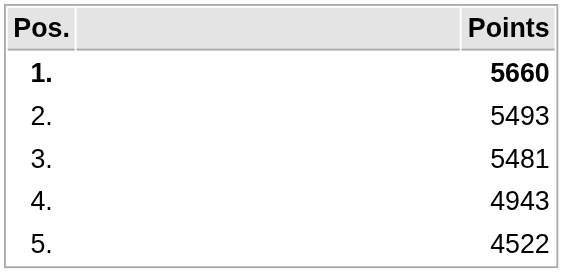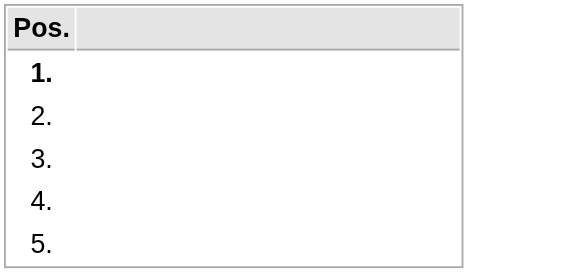- column: (509, 28)
